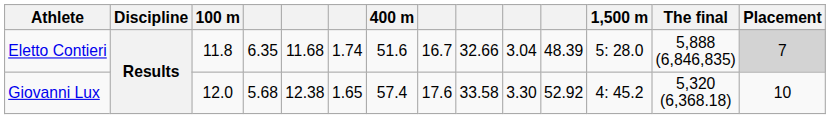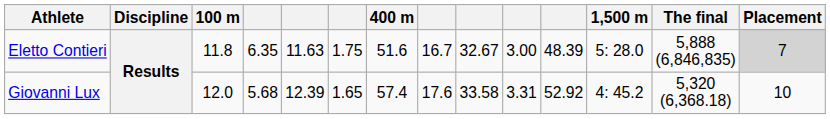(305, 51) 11.68 -> (305, 51) 11.63
(347, 51) 1.74 -> (347, 51) 1.75
(479, 51) 32.66 -> (479, 51) 32.67
(521, 51) 3.04 -> (521, 51) 3.00
(305, 93) 12.38 -> (305, 93) 12.39
(521, 93) 3.30 -> (521, 93) 3.31
